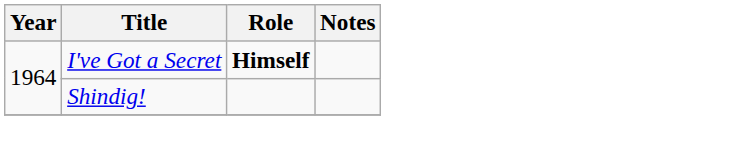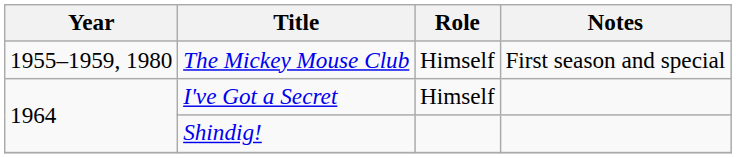+ row: (296, 59)
(271, 59) bold -> (457, 96) normal
